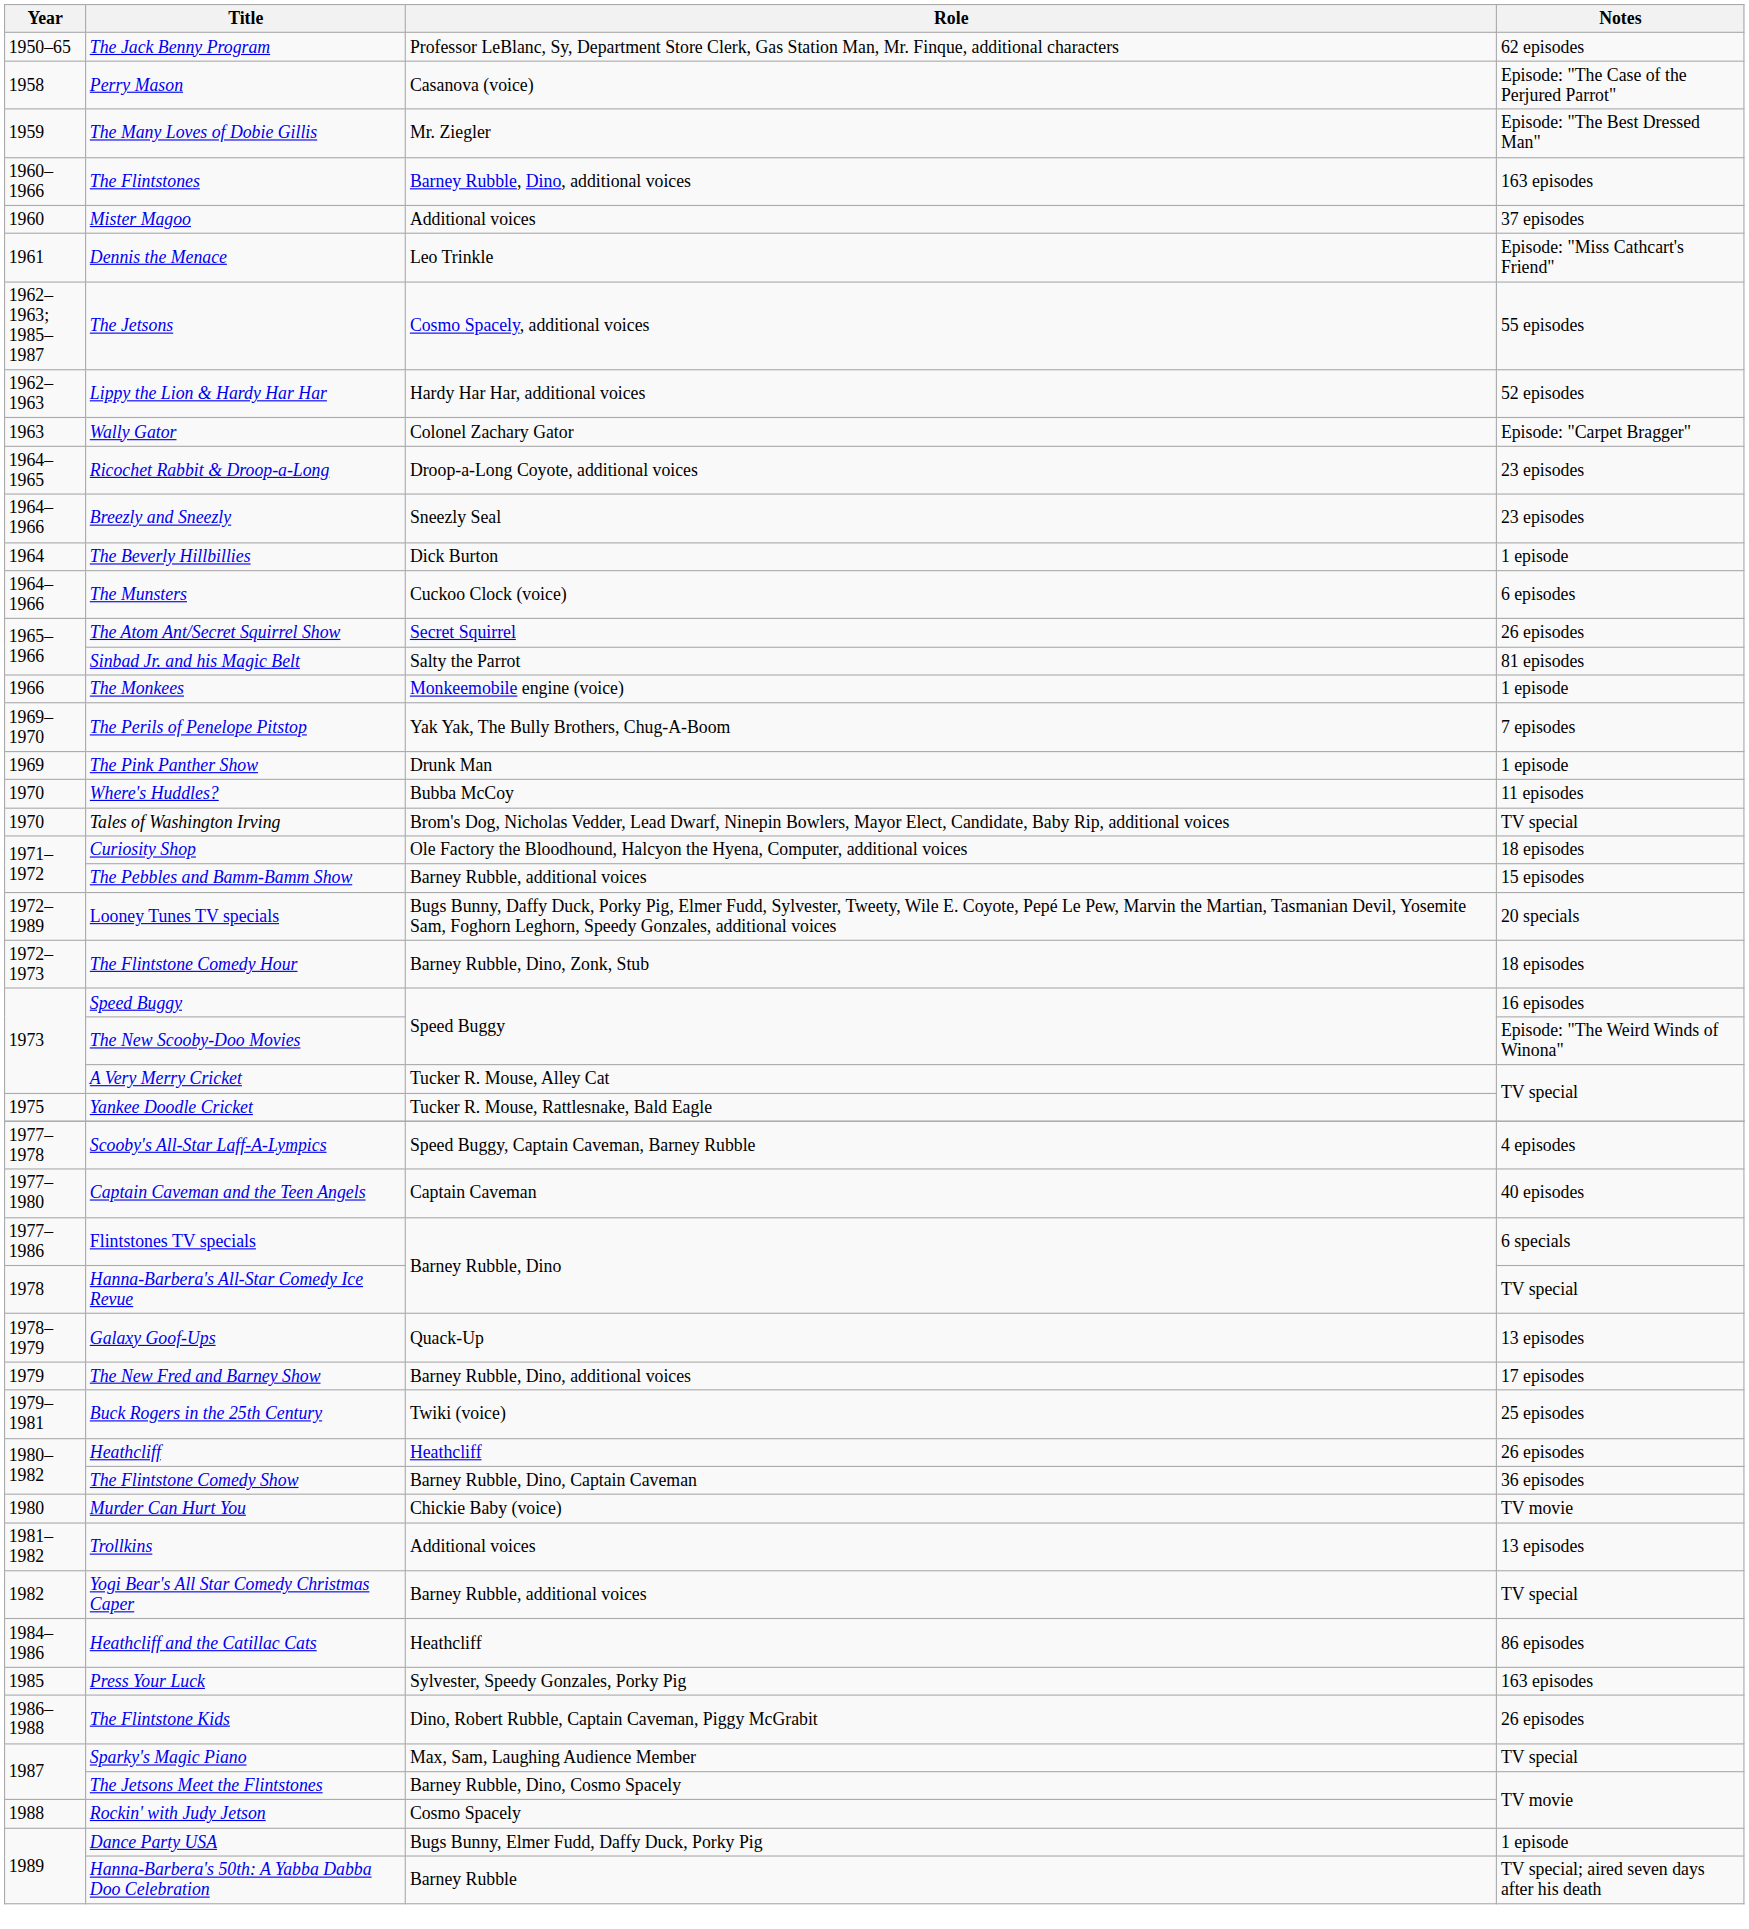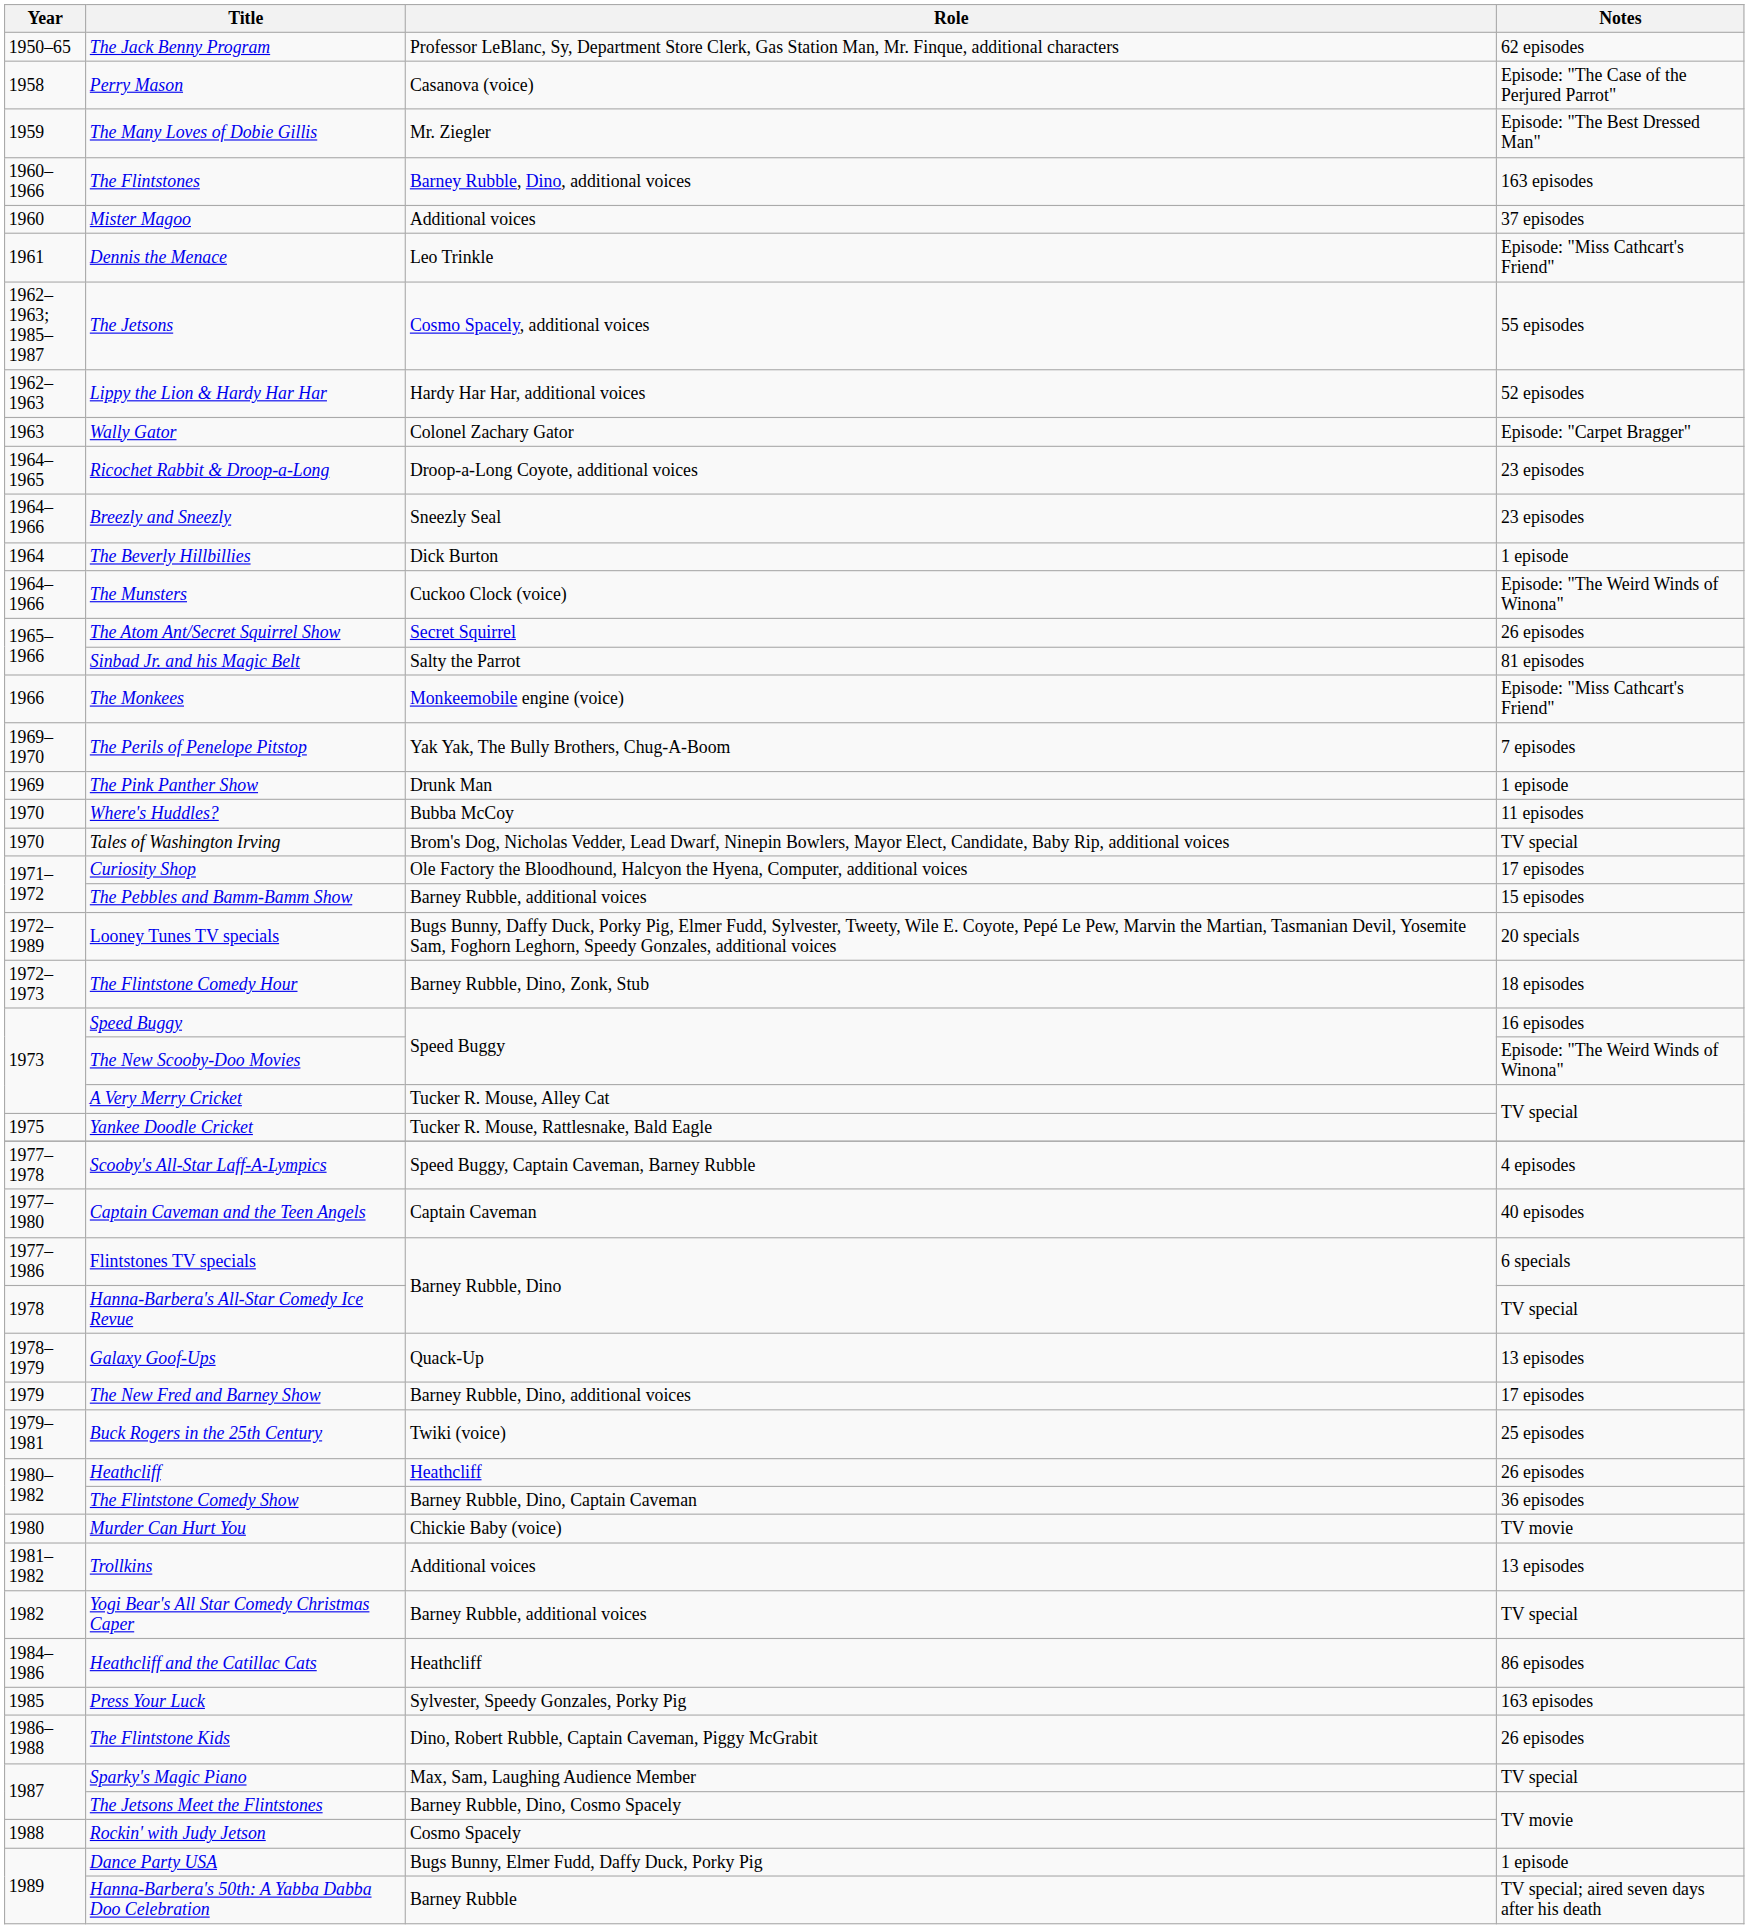(1538, 594) 6 episodes -> (1610, 594) Episode: "The Weird Winds of Winona"
(1535, 689) 1 episode -> (1592, 699) Episode: "Miss Cathcart's Friend"
(1543, 849) 18 episodes -> (1543, 869) 17 episodes
